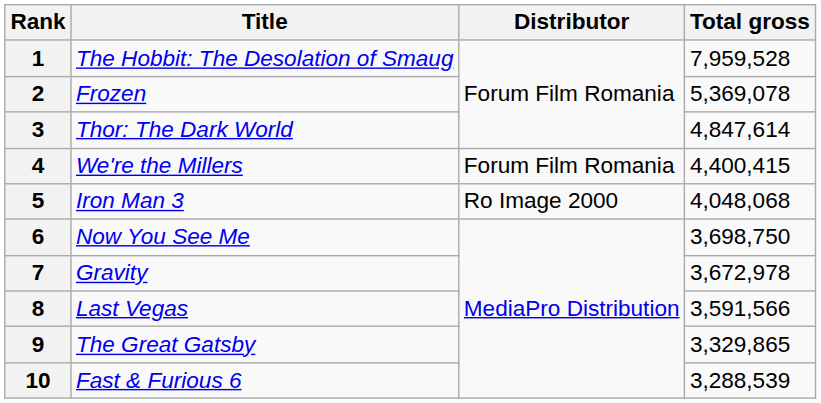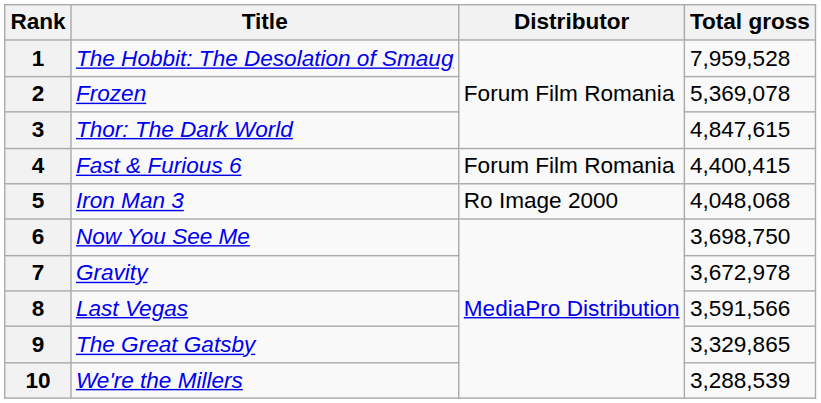(740, 129) 4,847,614 -> (740, 129) 4,847,615
(159, 165) We're the Millers -> (159, 165) Fast & Furious 6
(159, 380) Fast & Furious 6 -> (159, 380) We're the Millers
